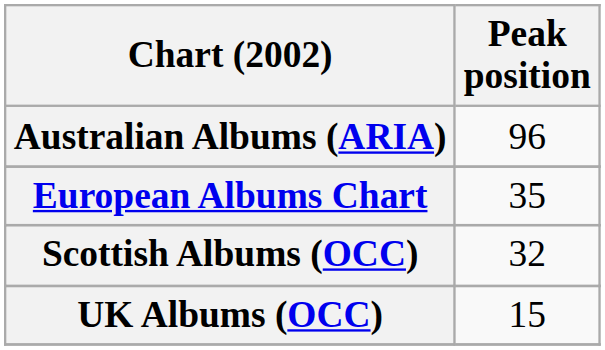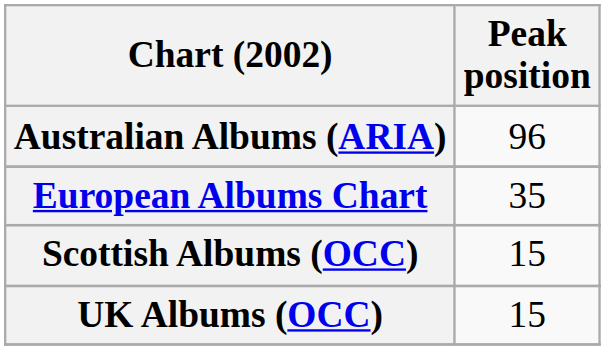(527, 254) 32 -> (527, 254) 15
